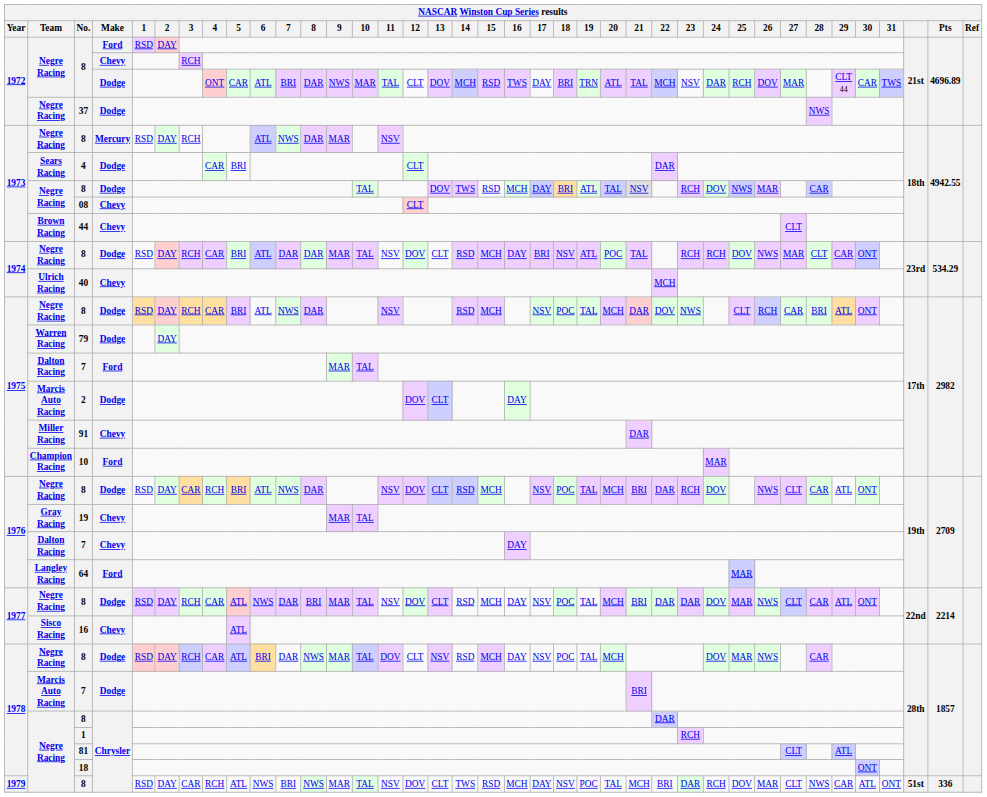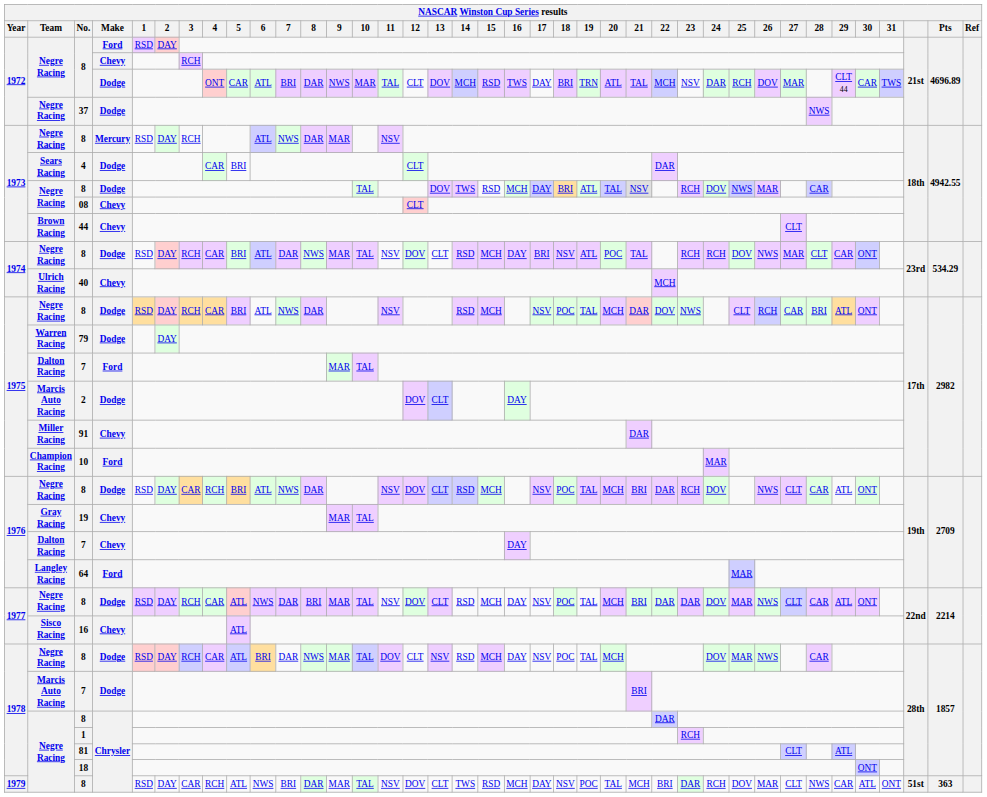(314, 255) DAR -> (314, 255) NWS
(314, 784) NWS -> (314, 784) DAR
(945, 784) 336 -> (945, 784) 363
